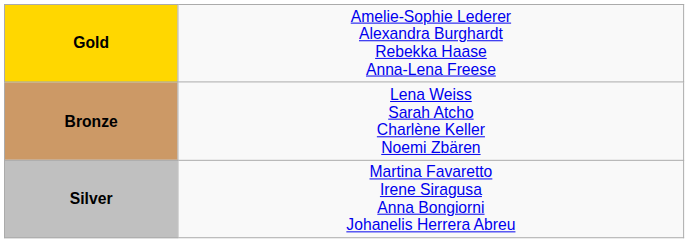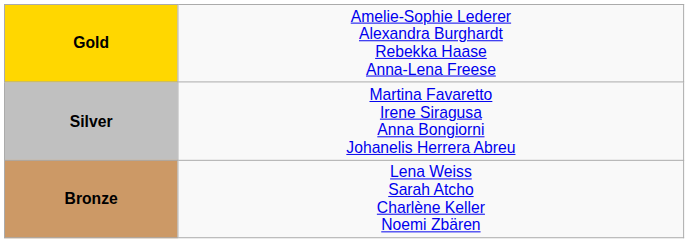rows swapped: (91, 198) <-> (91, 121)
